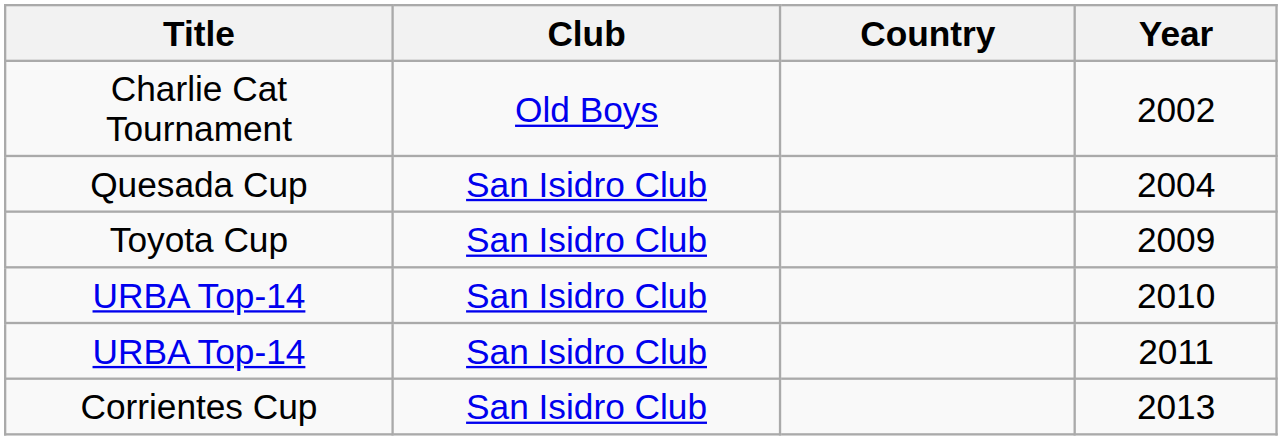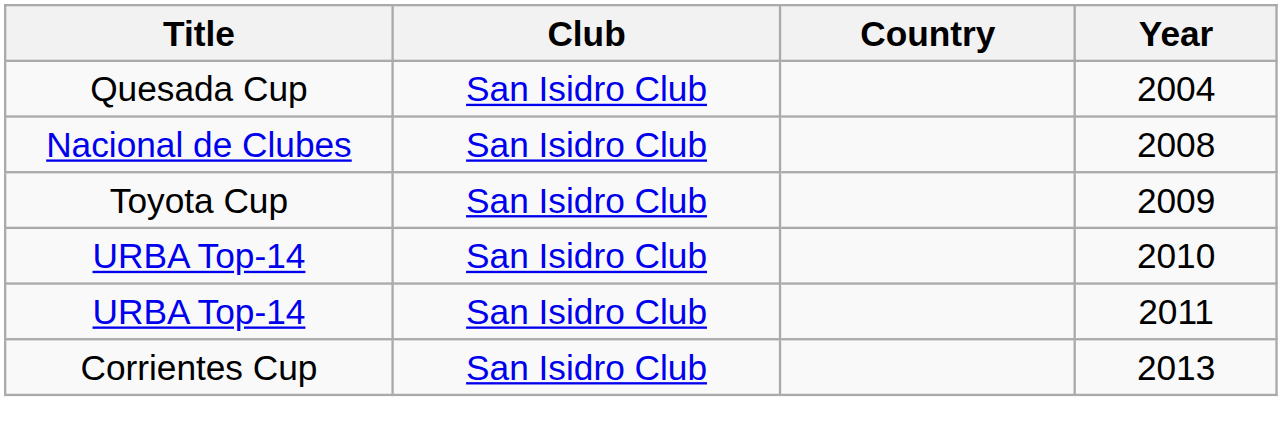- row: (1176, 109)
+ row: (1176, 145)
